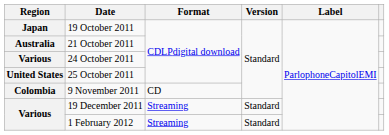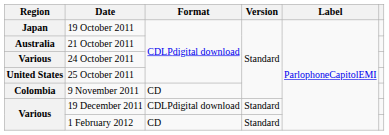(168, 106) Streaming -> (193, 106) CDLPdigital download
(168, 122) Streaming -> (154, 122) CD
